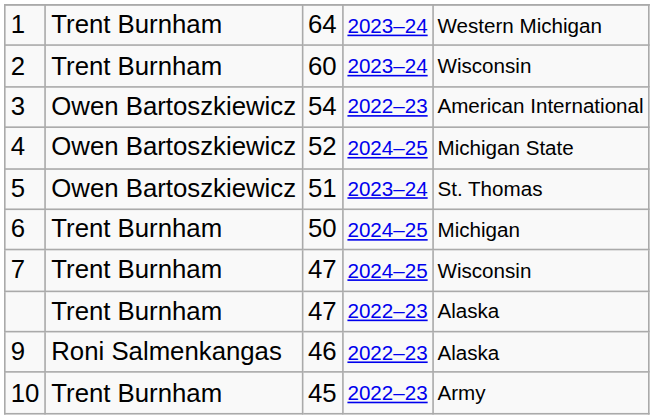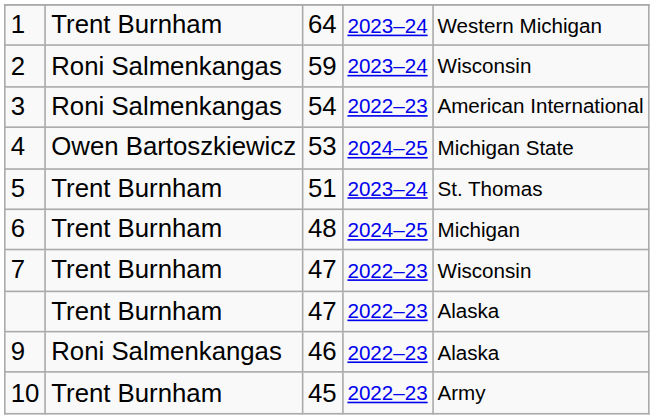(137, 65) Trent Burnham -> (167, 65) Roni Salmenkangas
(322, 65) 60 -> (322, 65) 59
(174, 106) Owen Bartoszkiewicz -> (167, 106) Roni Salmenkangas
(322, 147) 52 -> (322, 147) 53
(174, 188) Owen Bartoszkiewicz -> (137, 188) Trent Burnham
(322, 229) 50 -> (322, 229) 48
(388, 270) 2024–25 -> (388, 270) 2022–23
